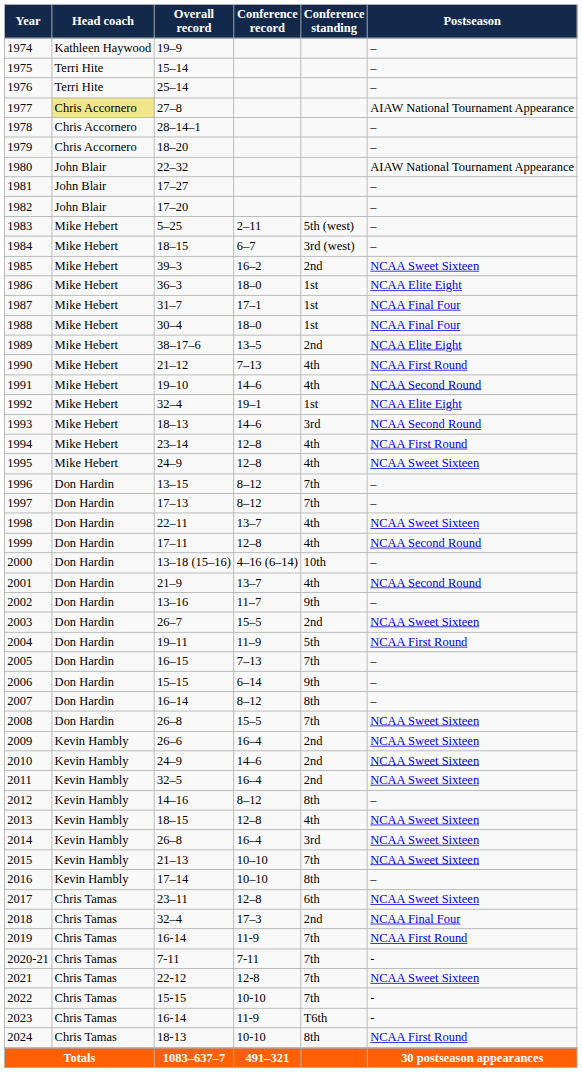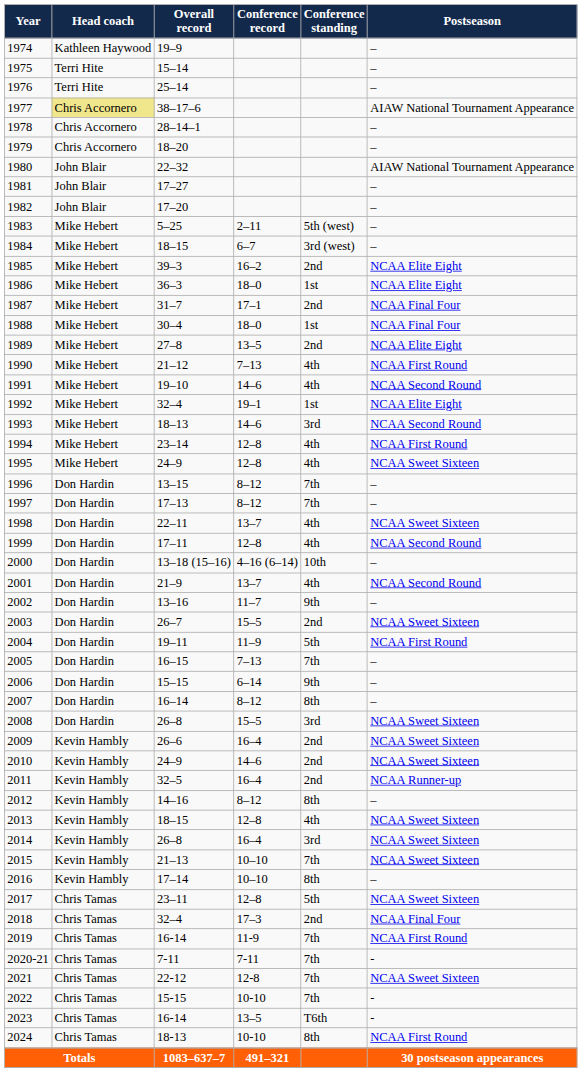(170, 107) 27–8 -> (179, 107) 38–17–6
(425, 265) NCAA Sweet Sixteen -> (416, 265) NCAA Elite Eight
(311, 305) 1st -> (313, 305) 2nd
(179, 345) 38–17–6 -> (170, 345) 27–8
(312, 721) 7th -> (312, 721) 3rd
(425, 780) NCAA Sweet Sixteen -> (416, 780) NCAA Runner-up
(312, 899) 6th -> (312, 899) 5th
(248, 1018) 11-9 -> (249, 1018) 13–5
